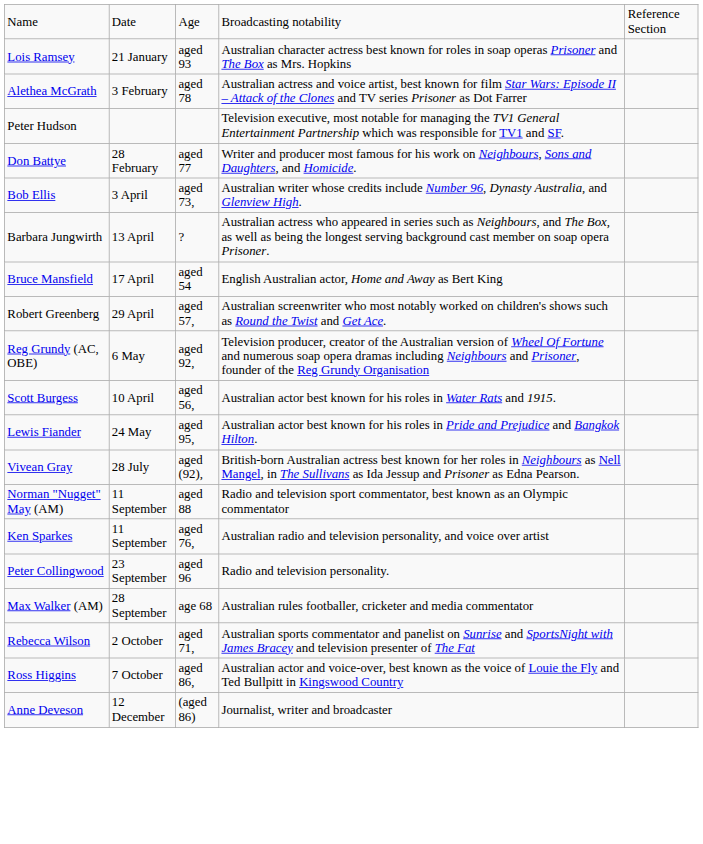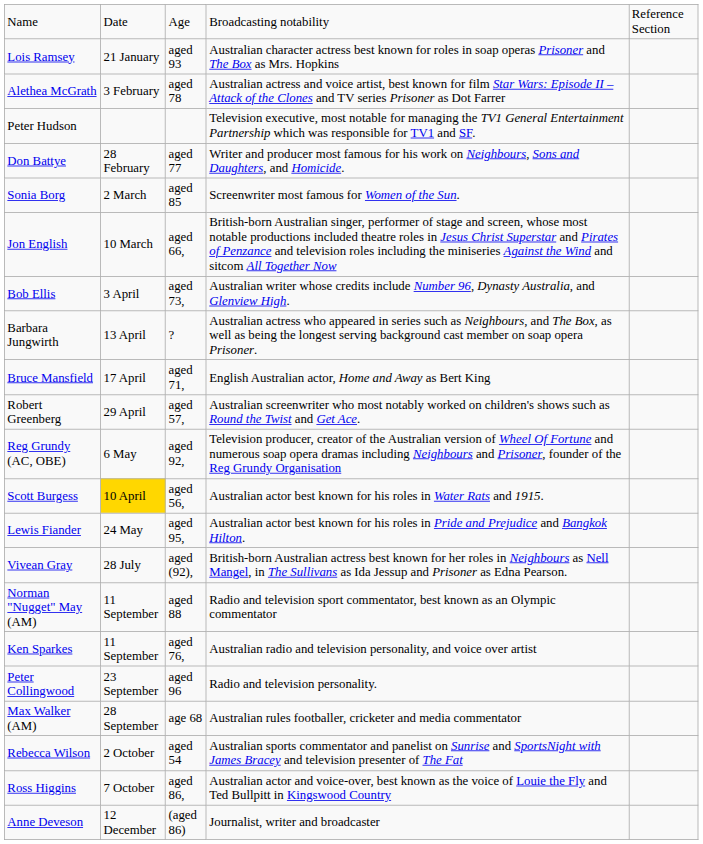+ row: (36, 195)
+ row: (37, 244)
(190, 279) aged 54 -> (181, 377) aged 71,
(133, 397) no background -> (125, 495) gold background
(190, 640) aged 71, -> (181, 753) aged 54
